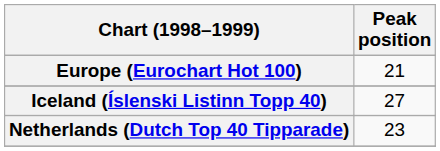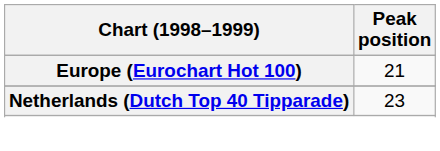- row: (179, 100)
